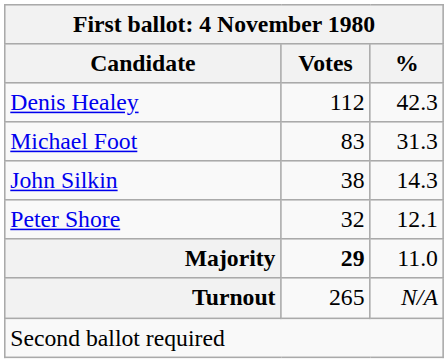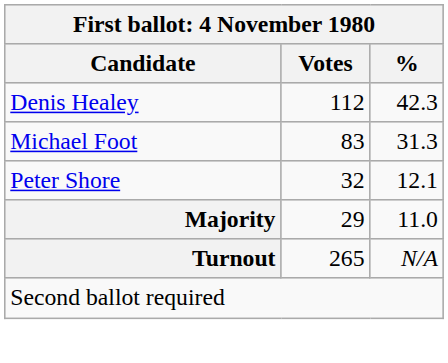- row: (64, 180)
(353, 258) bold -> (353, 219) normal
